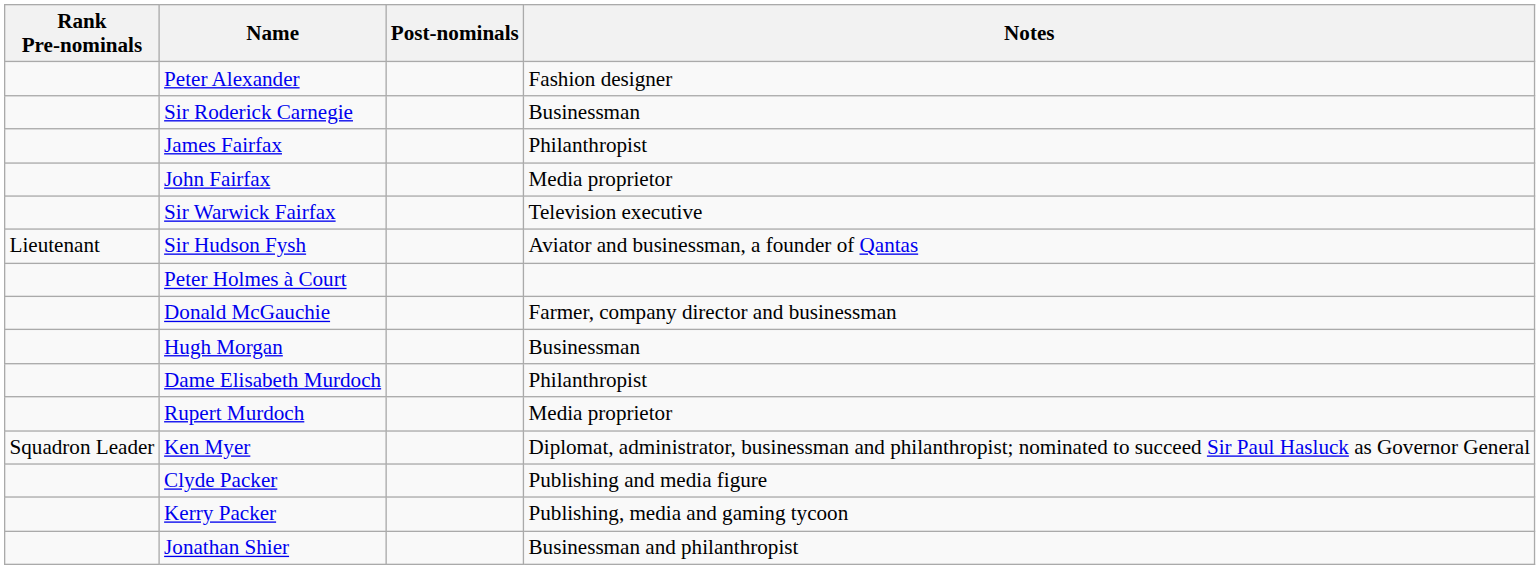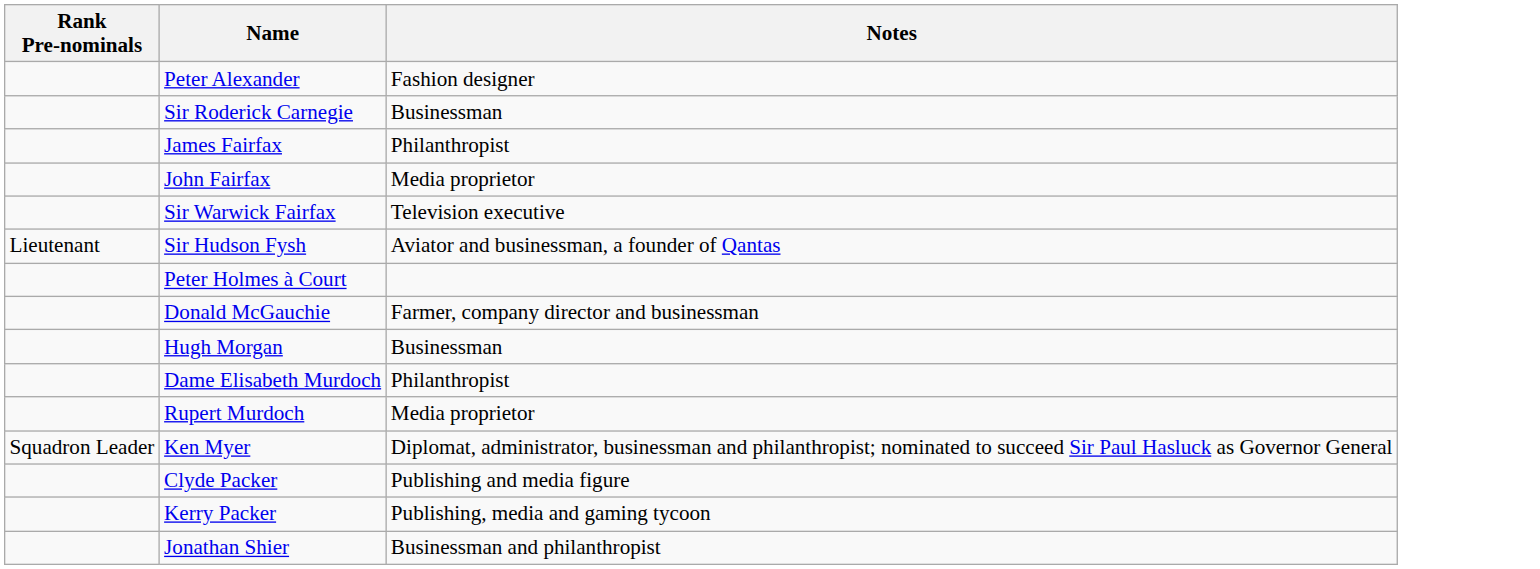- column: (455, 33)
